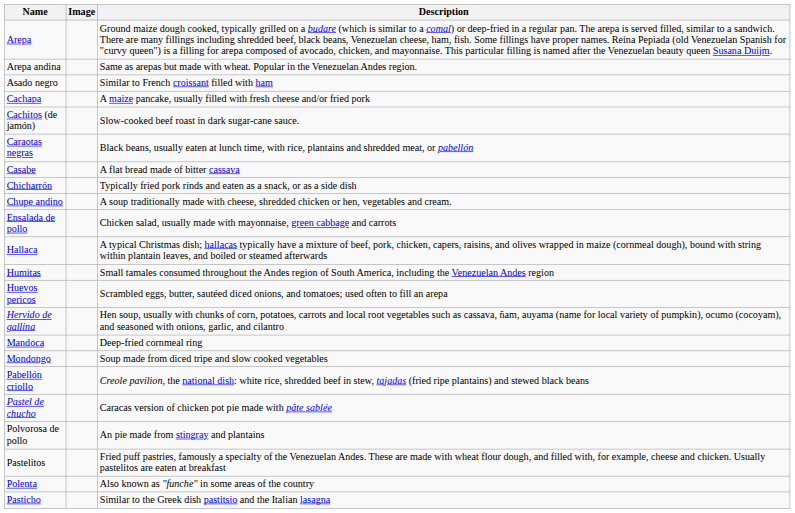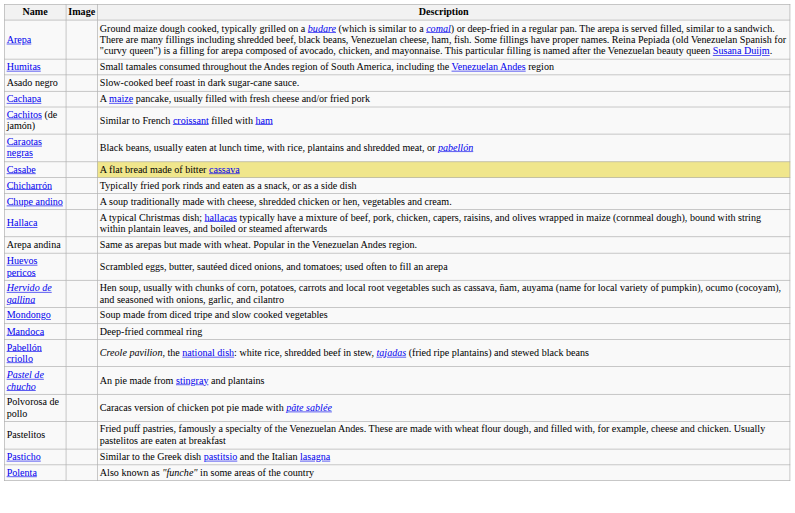rows swapped: (34, 67) <-> (24, 272)
(186, 83) Similar to French croissant filled with ham -> (199, 83) Slow-cooked beef roast in dark sugar-cane sauce.
(199, 120) Slow-cooked beef roast in dark sugar-cane sauce. -> (186, 120) Similar to French croissant filled with ham
(170, 169) no background -> (170, 169) khaki background
- row: (31, 223)
rows swapped: (25, 343) <-> (29, 358)
(216, 407) Caracas version of chicken pot pie made with pâte sablée -> (182, 380) An pie made from stingray and plantains
(182, 435) An pie made from stingray and plantains -> (216, 407) Caracas version of chicken pot pie made with pâte sablée
rows swapped: (24, 500) <-> (22, 484)
